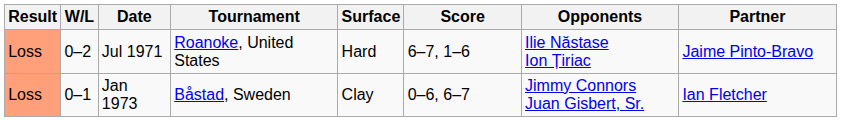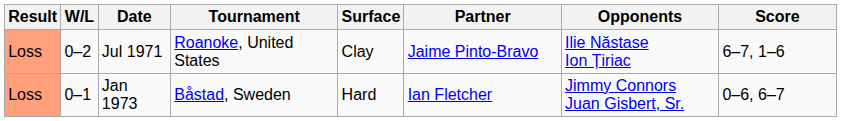columns swapped: (757, 17) <-> (463, 17)
(359, 51) Hard -> (358, 51) Clay
(358, 94) Clay -> (359, 94) Hard
